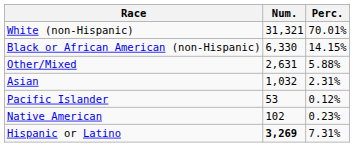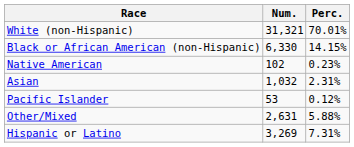rows swapped: (54, 116) <-> (42, 64)
(281, 133) bold -> (281, 133) normal
